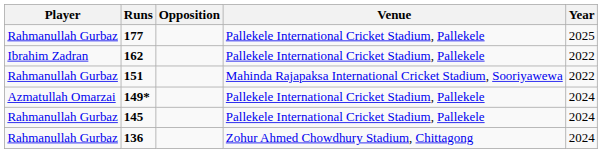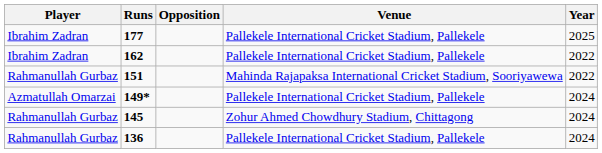(63, 35) Rahmanullah Gurbaz -> (48, 35) Ibrahim Zadran
(355, 117) Pallekele International Cricket Stadium, Pallekele -> (350, 117) Zohur Ahmed Chowdhury Stadium, Chittagong
(350, 138) Zohur Ahmed Chowdhury Stadium, Chittagong -> (355, 138) Pallekele International Cricket Stadium, Pallekele
